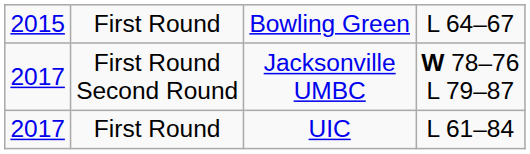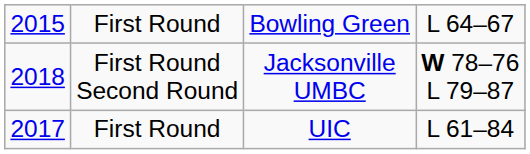(38, 76) 2017 -> (38, 76) 2018
